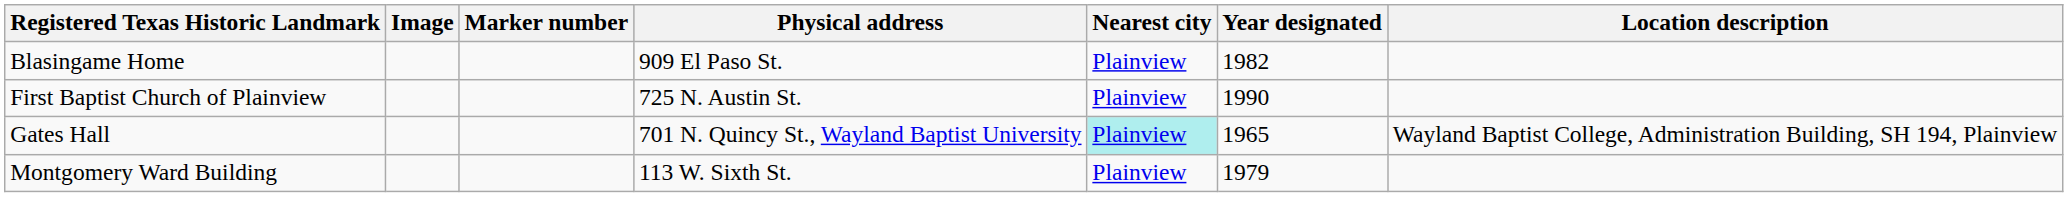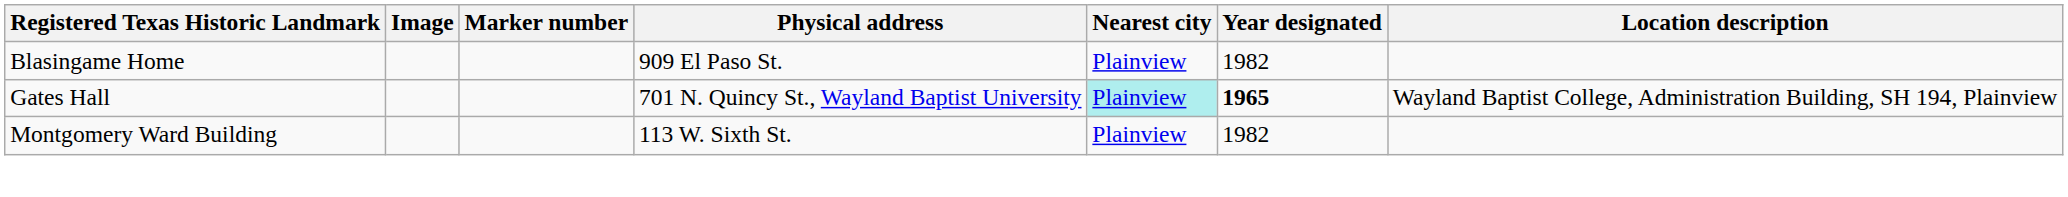- row: (168, 97)
(1246, 135) normal -> (1246, 97) bold
(1246, 172) 1979 -> (1246, 135) 1982
